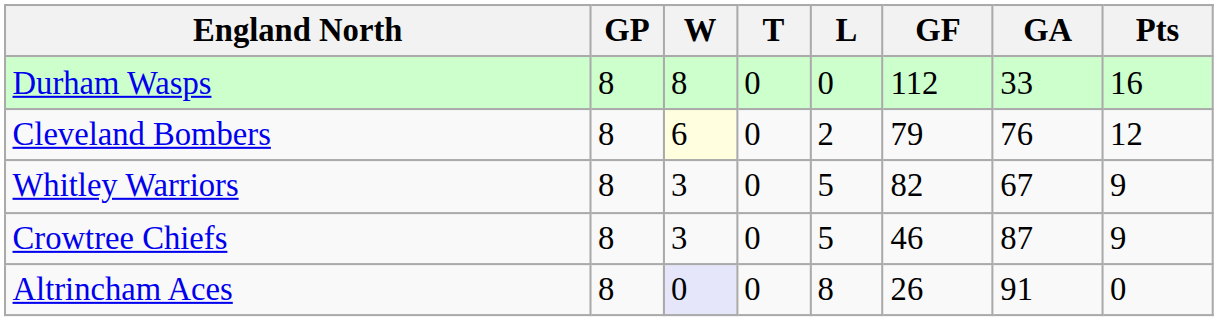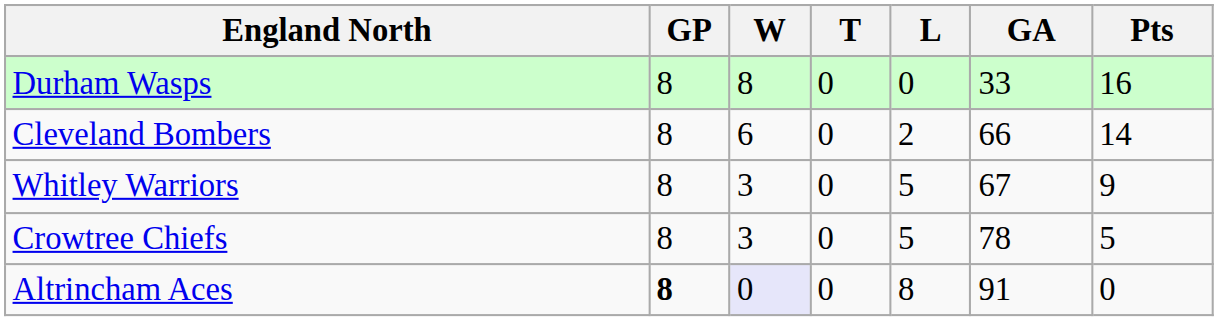- column: (938, 30)
(679, 133) lightyellow background -> (745, 133) no background
(1017, 133) 76 -> (995, 133) 66
(1126, 133) 12 -> (1115, 133) 14
(1017, 237) 87 -> (995, 237) 78
(1118, 237) 9 -> (1107, 237) 5
(606, 289) normal -> (665, 289) bold
